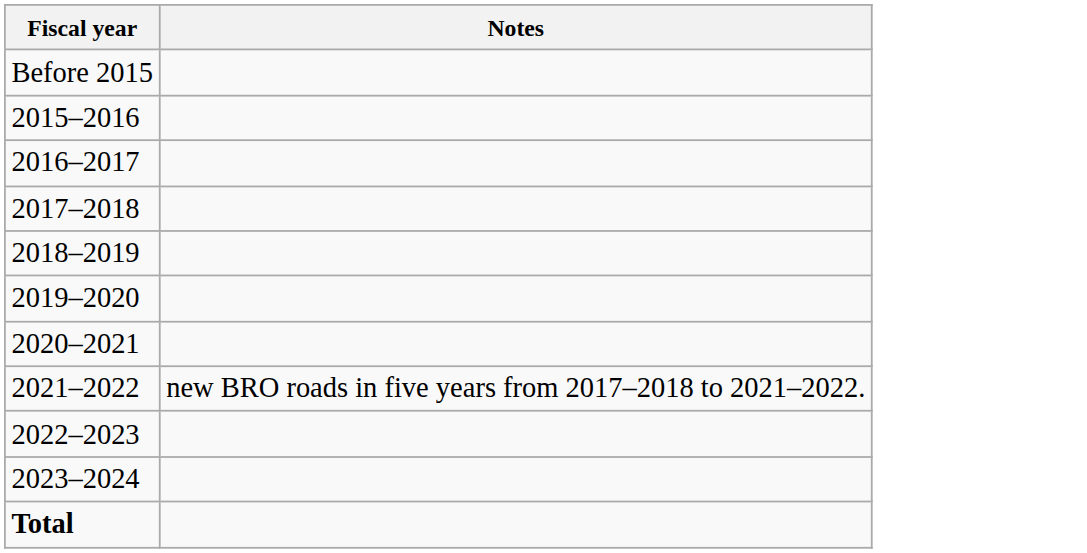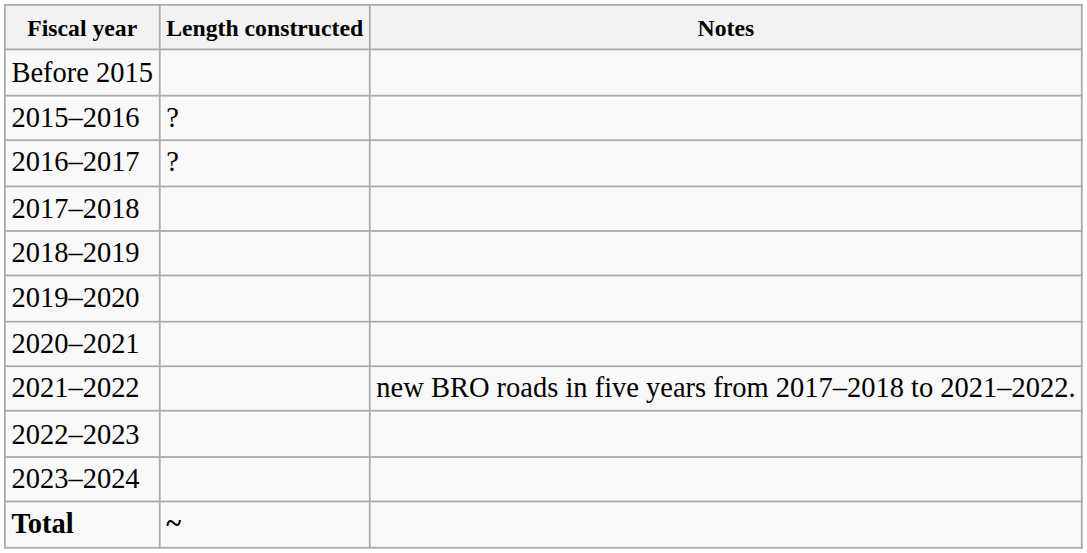+ column: (265, 28)
